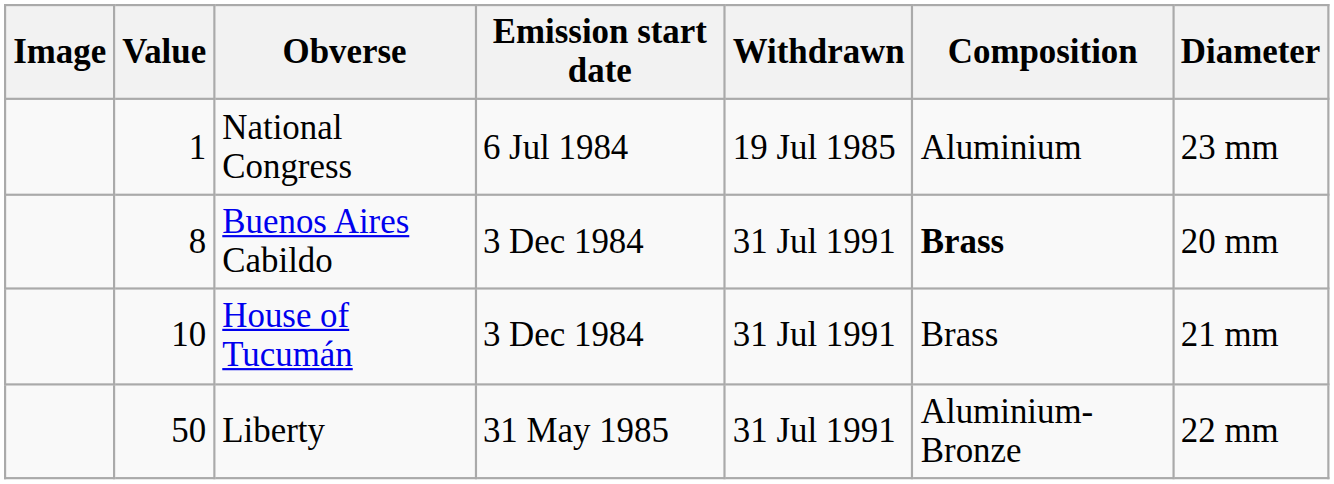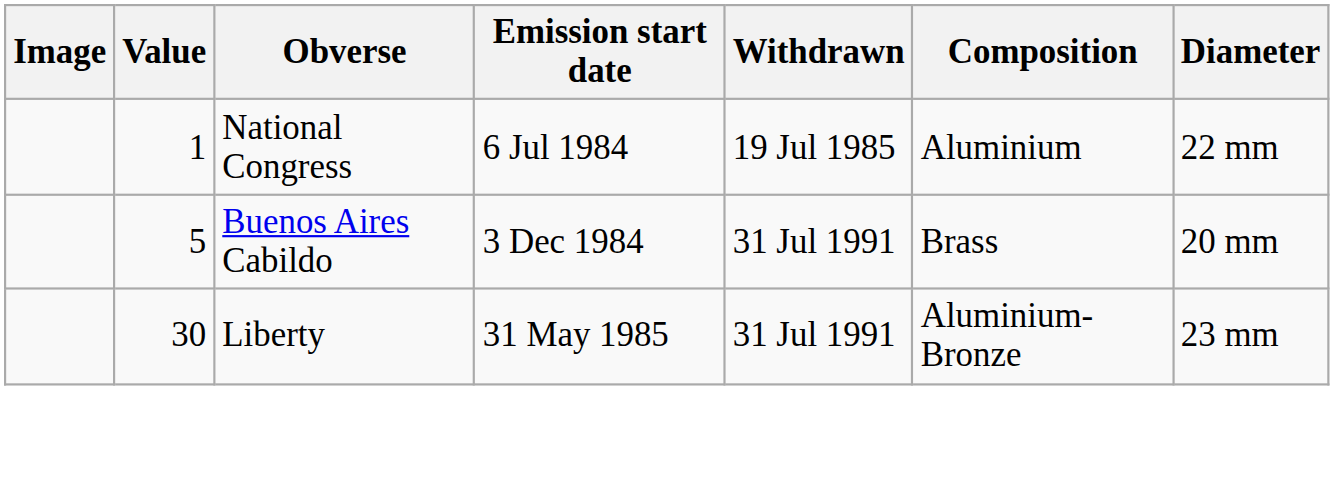(1230, 146) 23 mm -> (1230, 146) 22 mm
(197, 240) 8 -> (197, 240) 5
(962, 240) bold -> (959, 240) normal
- row: (288, 335)
(189, 430) 50 -> (189, 335) 30
(1230, 430) 22 mm -> (1230, 335) 23 mm
